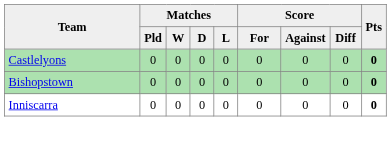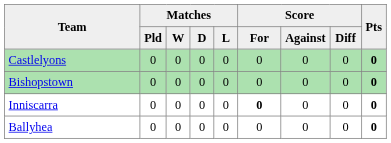(259, 104) normal -> (259, 104) bold
+ row: (31, 127)
